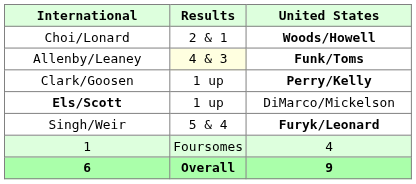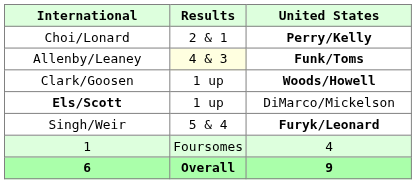(329, 37) Woods/Howell -> (329, 37) Perry/Kelly
(329, 81) Perry/Kelly -> (329, 81) Woods/Howell
